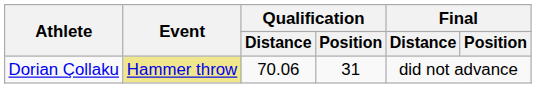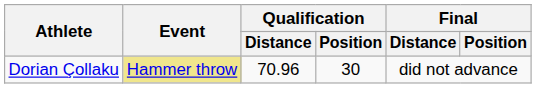(278, 70) 70.06 -> (278, 70) 70.96
(351, 70) 31 -> (351, 70) 30
